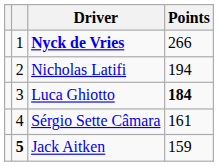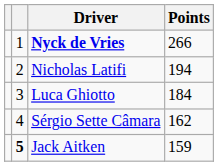(180, 95) bold -> (180, 95) normal
(180, 121) 161 -> (180, 121) 162
